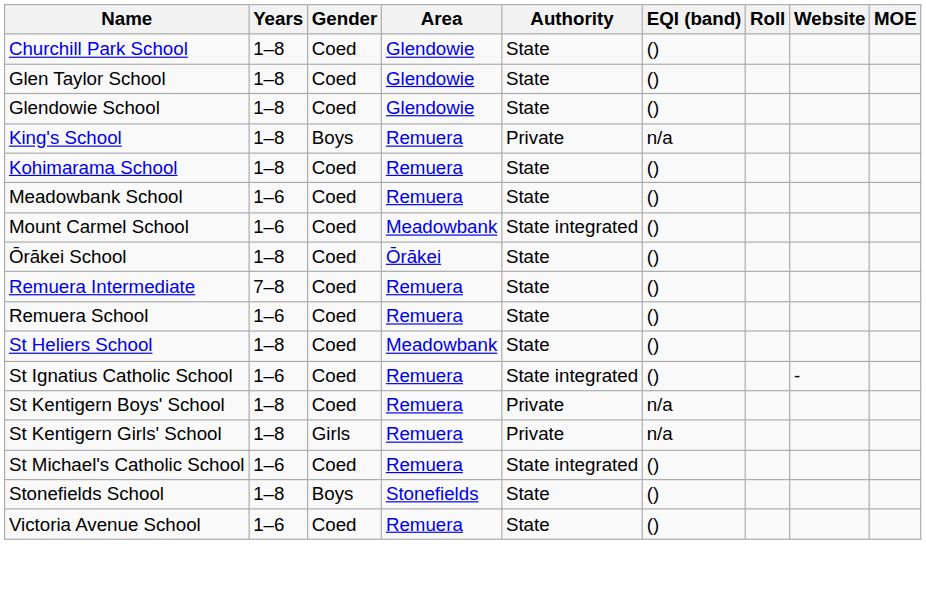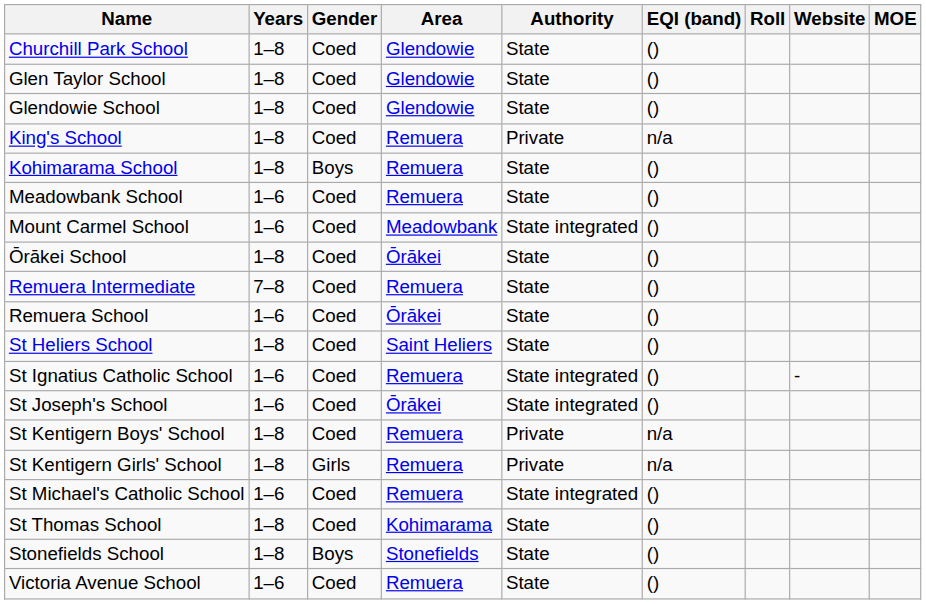(333, 138) Boys -> (334, 138) Coed
(334, 167) Coed -> (333, 167) Boys
(424, 316) Remuera -> (413, 316) Ōrākei
(442, 345) Meadowbank -> (439, 345) Saint Heliers
+ row: (88, 405)
+ row: (85, 524)
